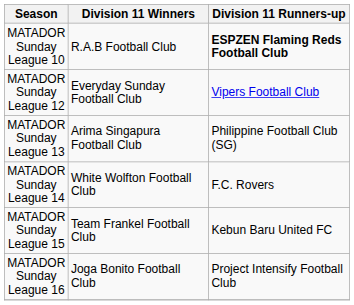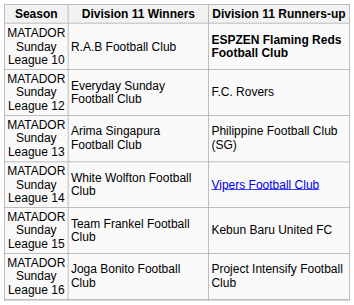(265, 92) Vipers Football Club -> (243, 92) F.C. Rovers
(243, 184) F.C. Rovers -> (265, 184) Vipers Football Club
